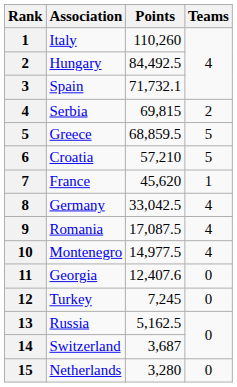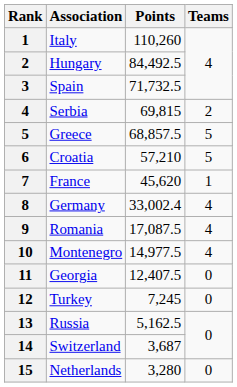(155, 87) 71,732.1 -> (155, 87) 71,732.5
(155, 134) 68,859.5 -> (155, 134) 68,857.5
(155, 205) 33,042.5 -> (155, 205) 33,002.4
(155, 275) 12,407.6 -> (155, 275) 12,407.5
